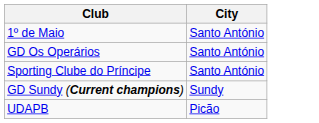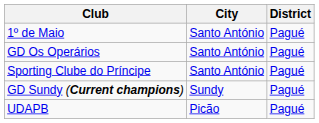+ column: (290, 14)
